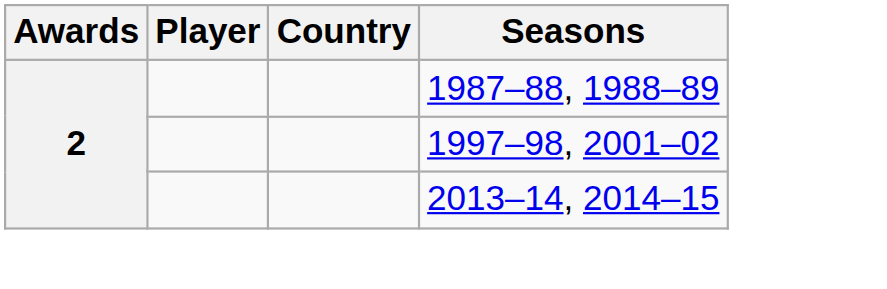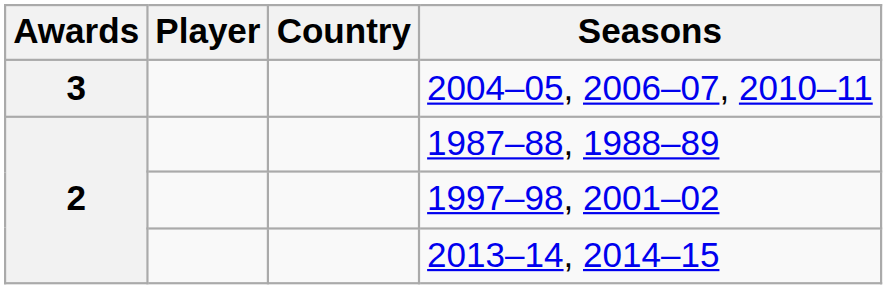+ row: (650, 87)
